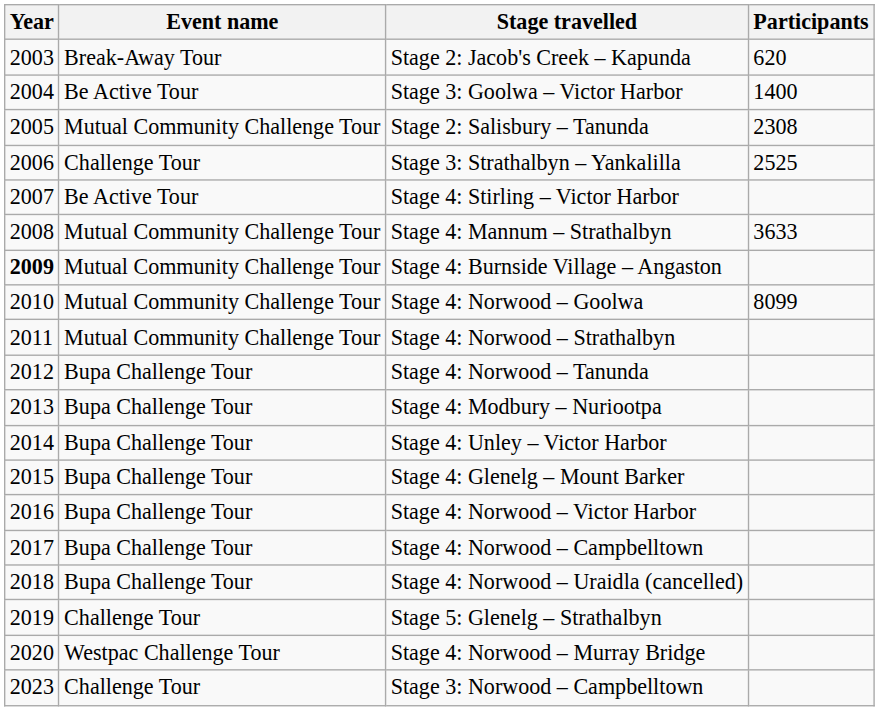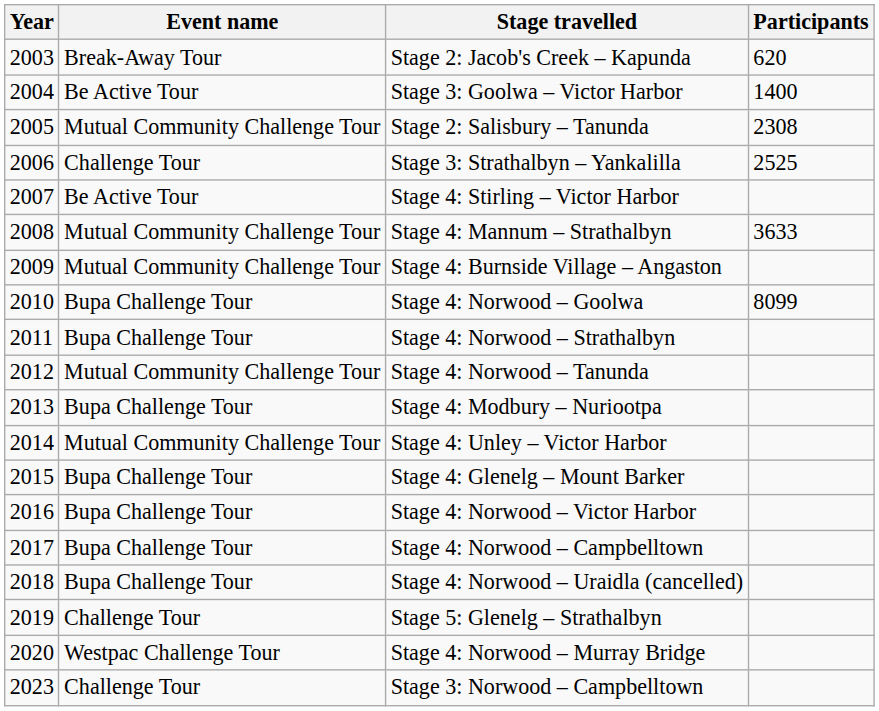(32, 267) bold -> (32, 267) normal
(222, 302) Mutual Community Challenge Tour -> (158, 302) Bupa Challenge Tour
(222, 337) Mutual Community Challenge Tour -> (158, 337) Bupa Challenge Tour
(158, 372) Bupa Challenge Tour -> (222, 372) Mutual Community Challenge Tour
(158, 442) Bupa Challenge Tour -> (222, 442) Mutual Community Challenge Tour
